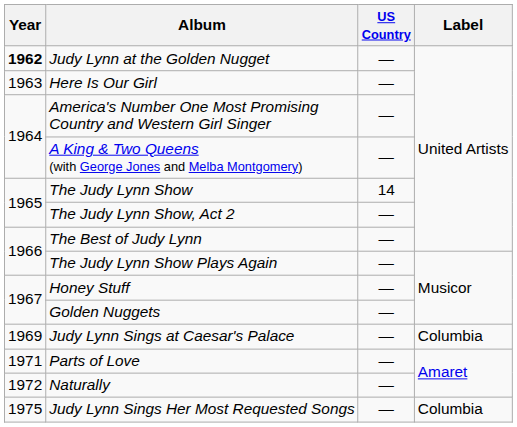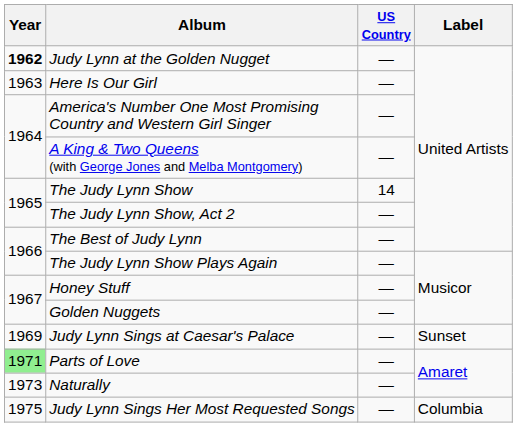(450, 336) Columbia -> (442, 336) Sunset
(25, 360) no background -> (25, 360) lightgreen background
(25, 385) 1972 -> (25, 385) 1973
